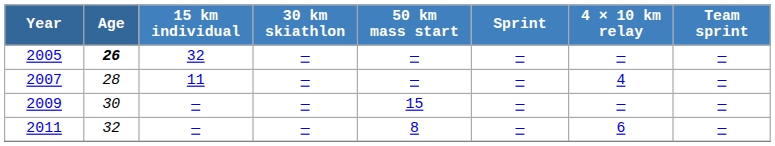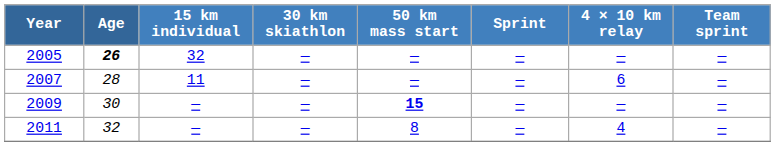(621, 82) 4 -> (621, 82) 6
(414, 105) normal -> (414, 105) bold
(621, 129) 6 -> (621, 129) 4
